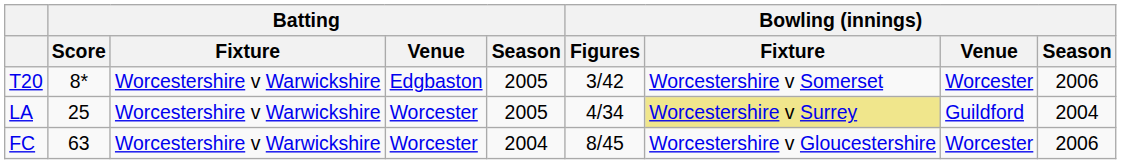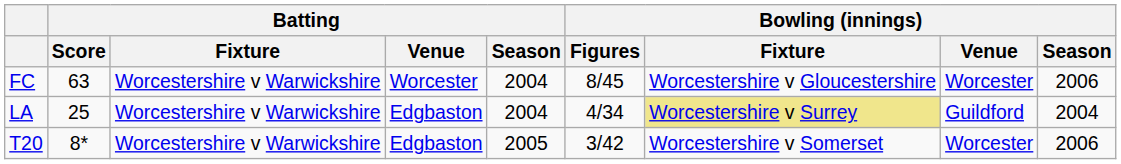rows swapped: (22, 143) <-> (26, 82)
(434, 113) Worcester -> (436, 113) Edgbaston
(526, 113) 2005 -> (526, 113) 2004
